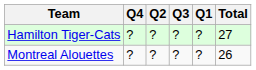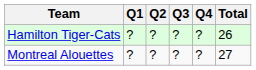columns swapped: (204, 14) <-> (135, 14)
(225, 34) 27 -> (225, 34) 26
(225, 55) 26 -> (225, 55) 27
